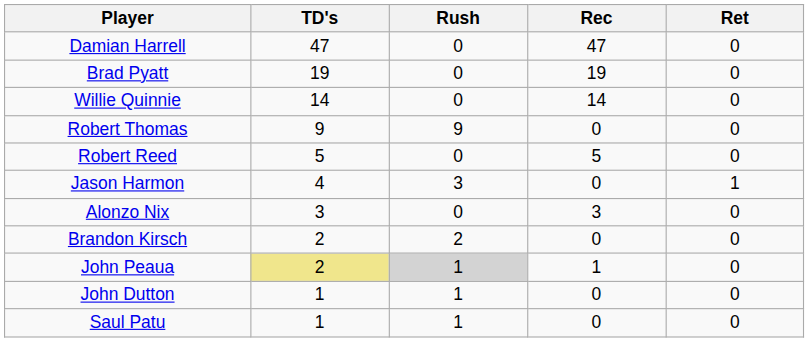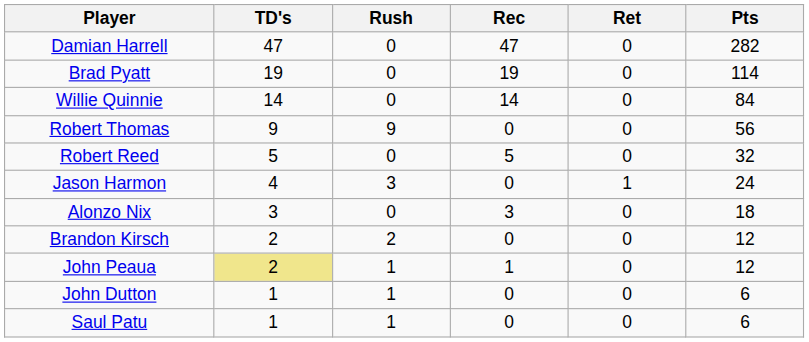+ column: (745, 18)
(458, 267) lightgrey background -> (391, 267) no background
